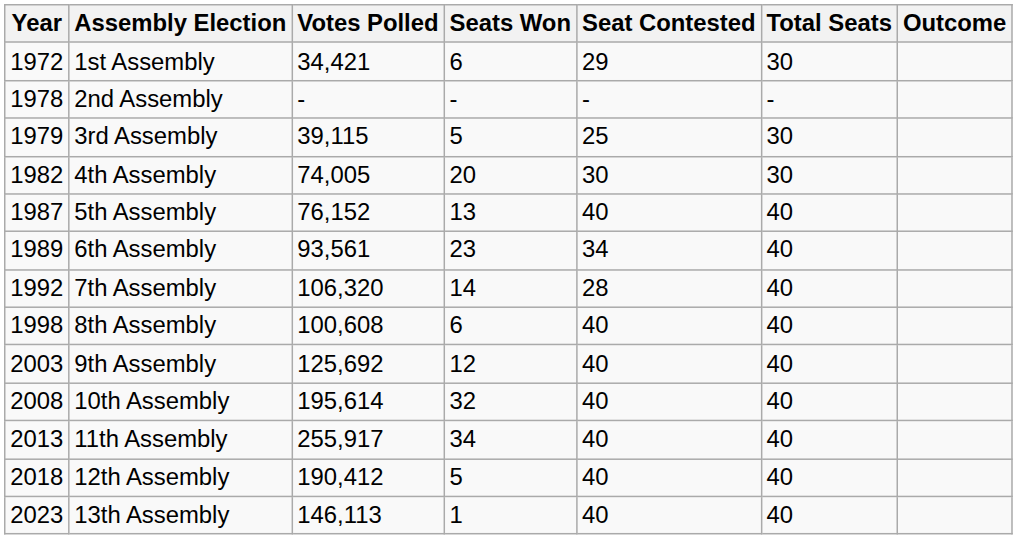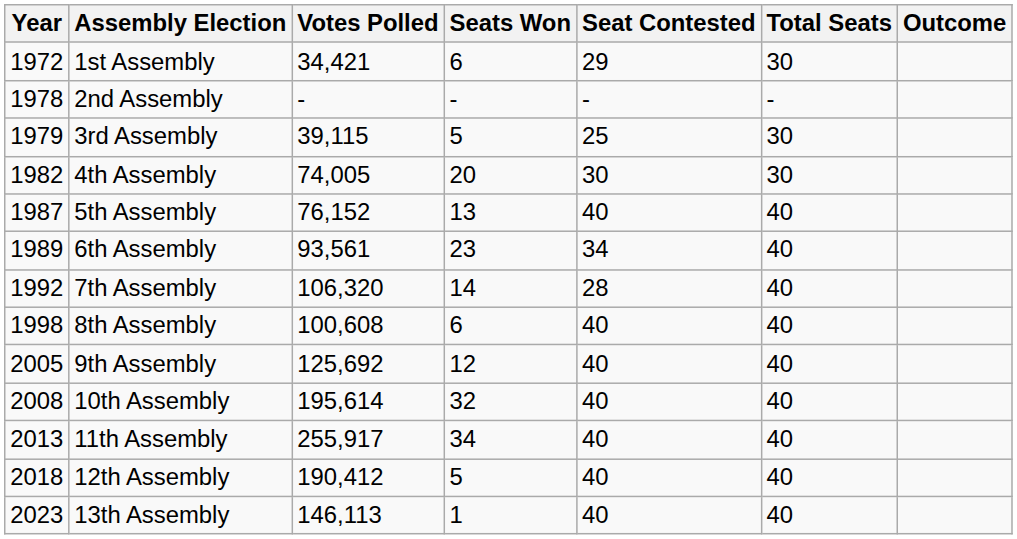(37, 363) 2003 -> (37, 363) 2005
